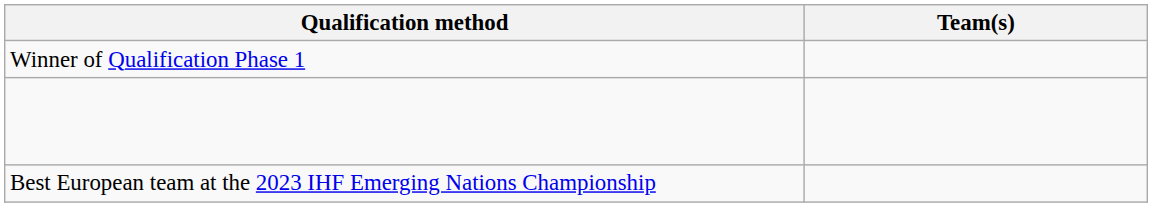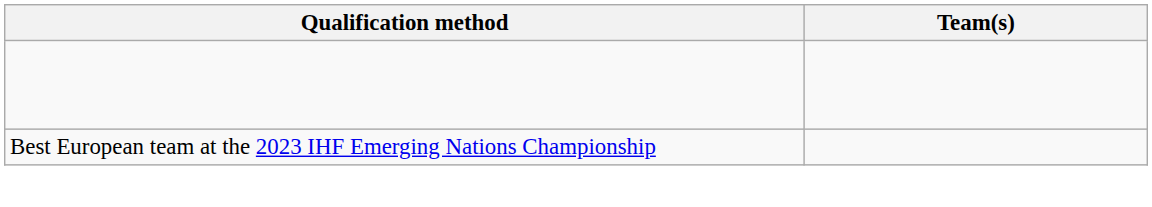- row: (158, 58)
